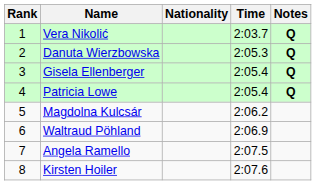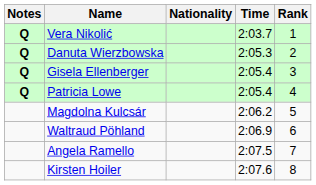columns swapped: (22, 14) <-> (291, 14)
